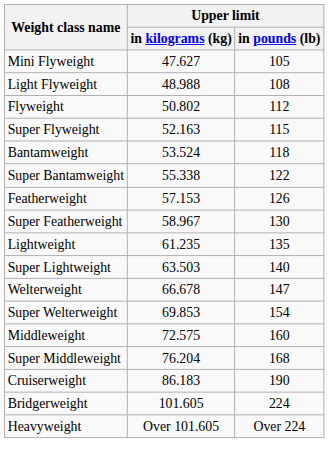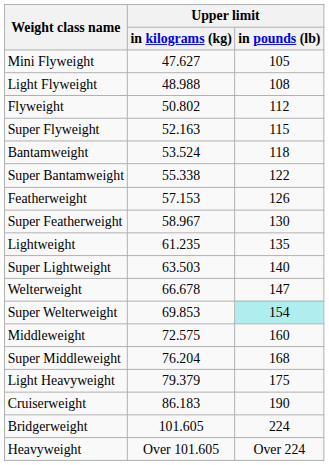(279, 312) no background -> (279, 312) paleturquoise background
+ row: (61, 381)
